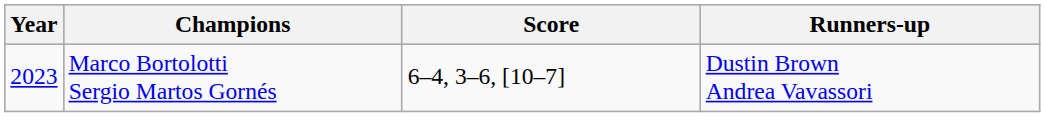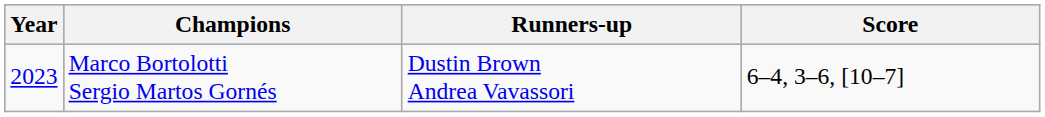columns swapped: (870, 24) <-> (551, 24)
